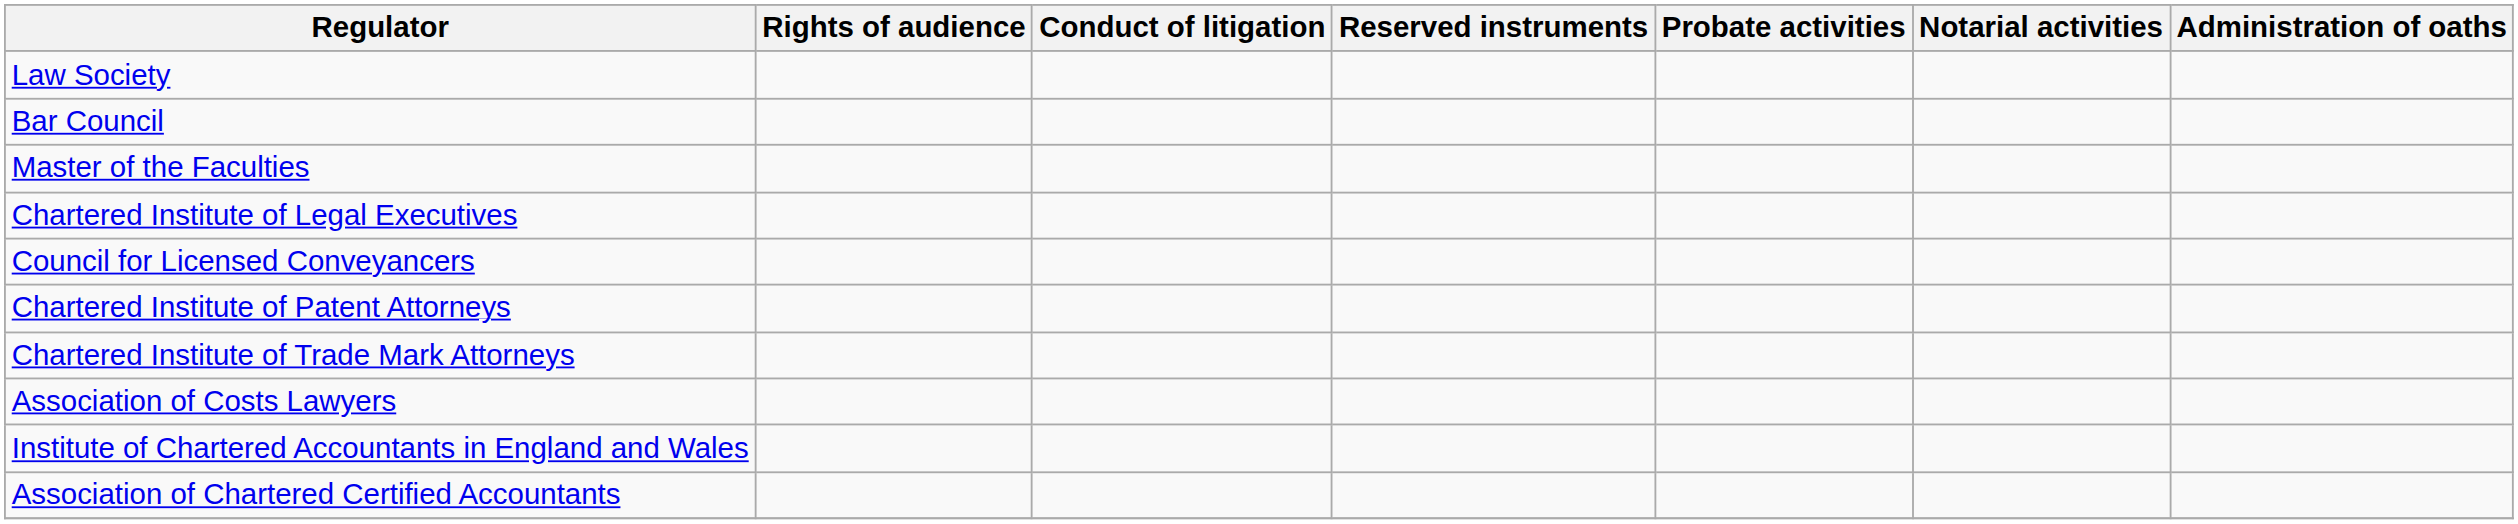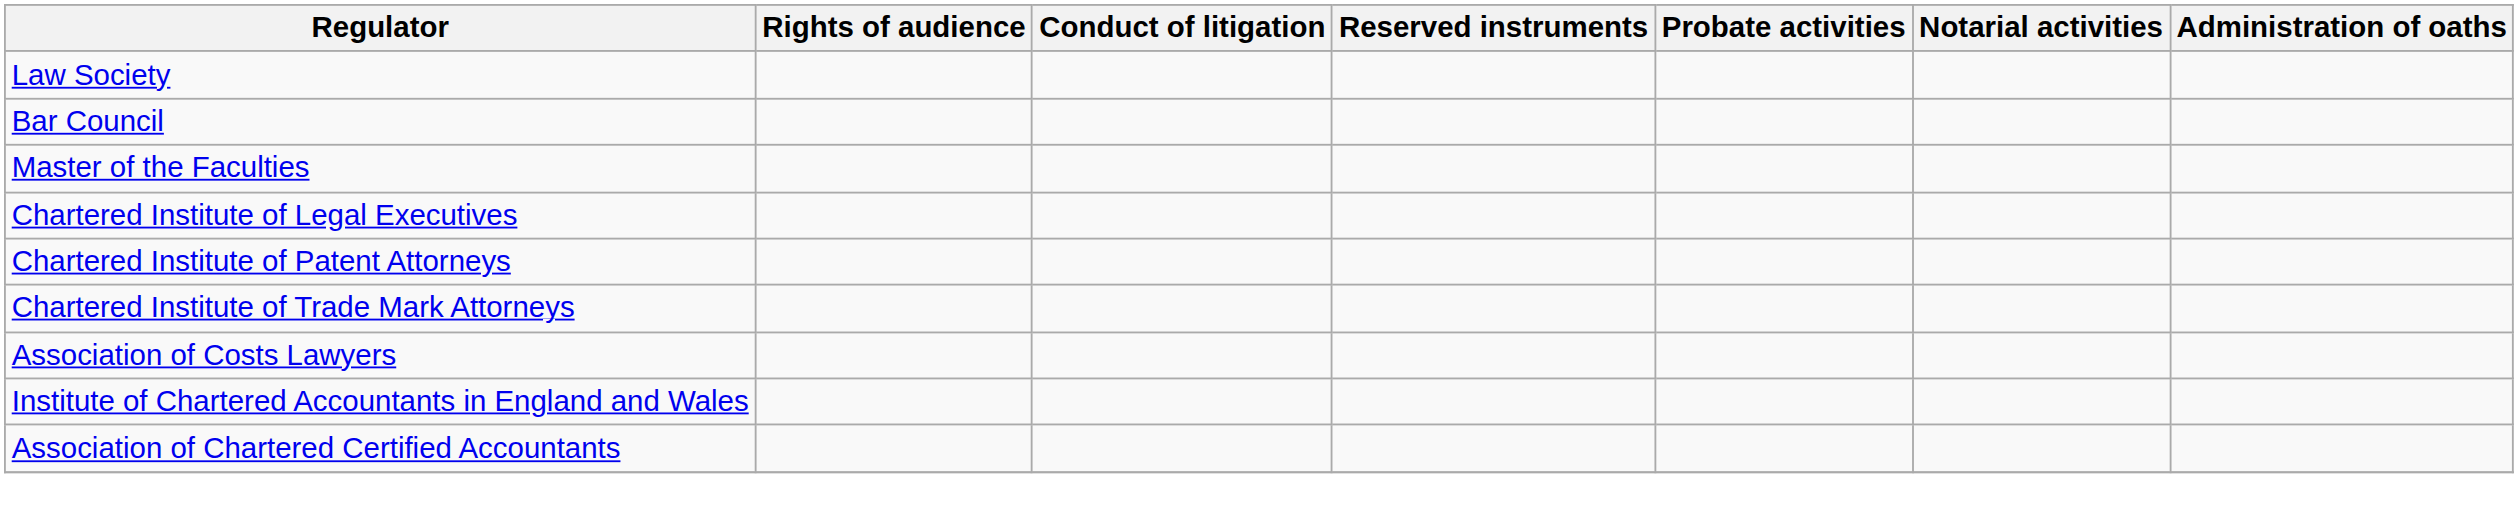- row: (243, 261)
